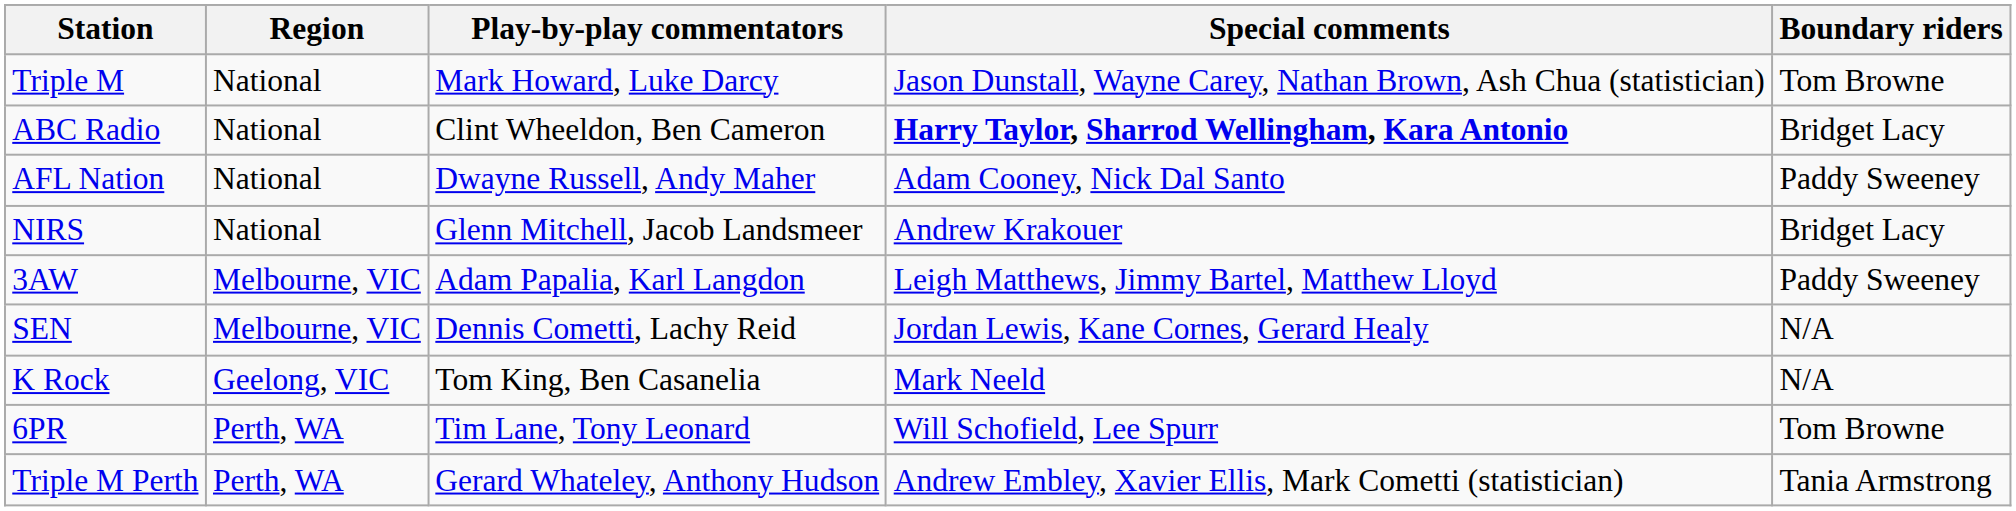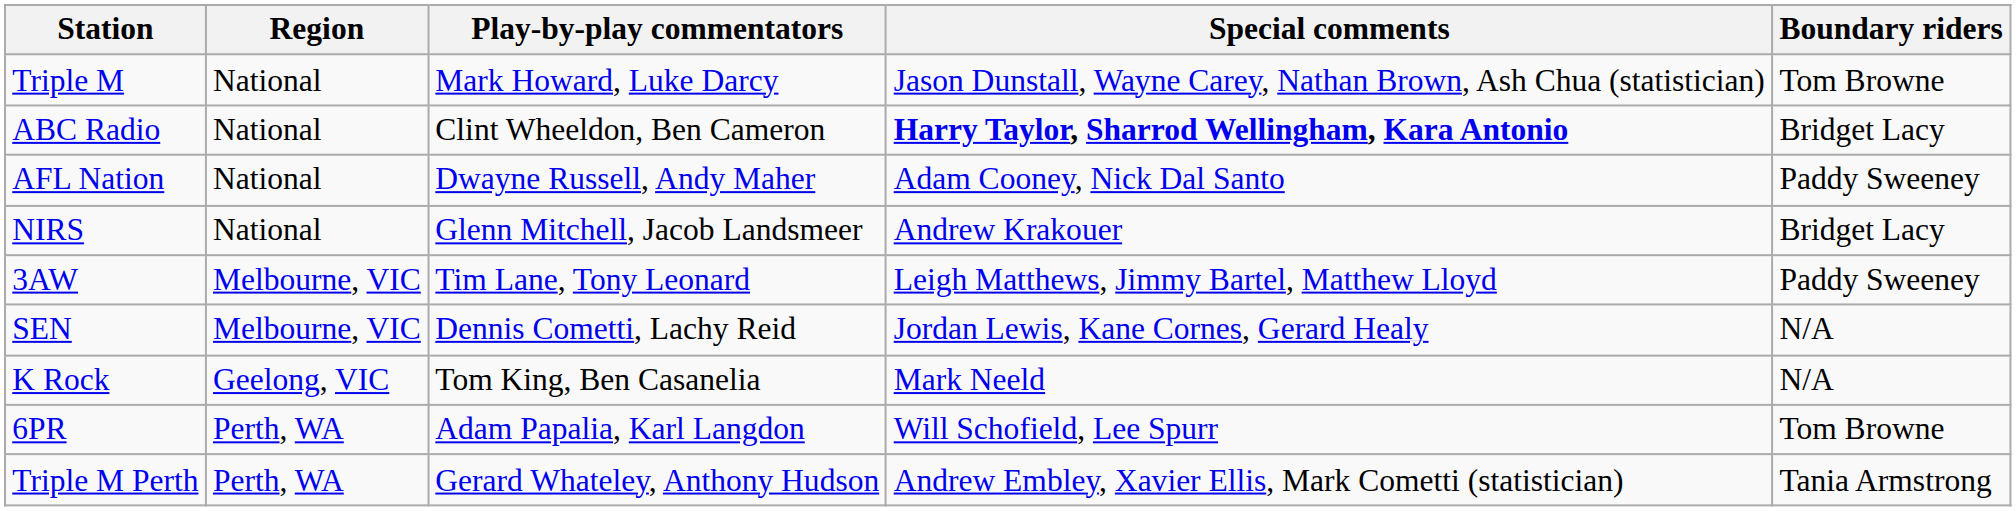(620, 279) Adam Papalia, Karl Langdon -> (593, 279) Tim Lane, Tony Leonard
(593, 429) Tim Lane, Tony Leonard -> (620, 429) Adam Papalia, Karl Langdon
